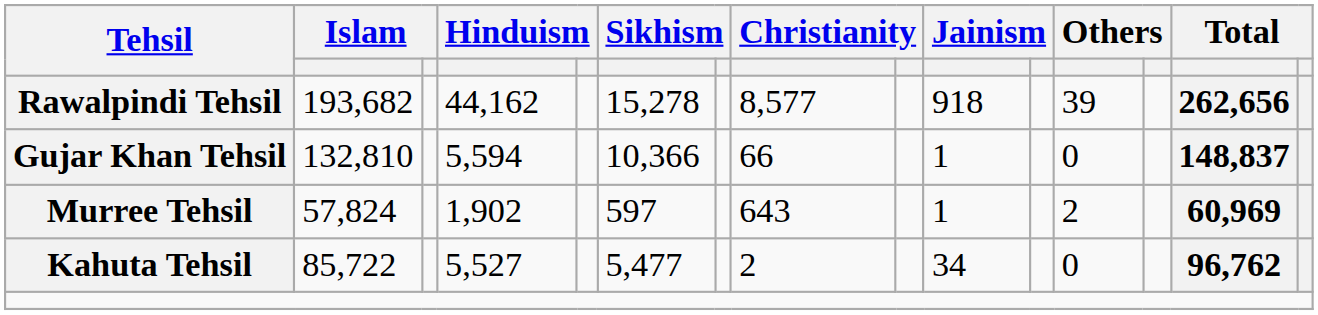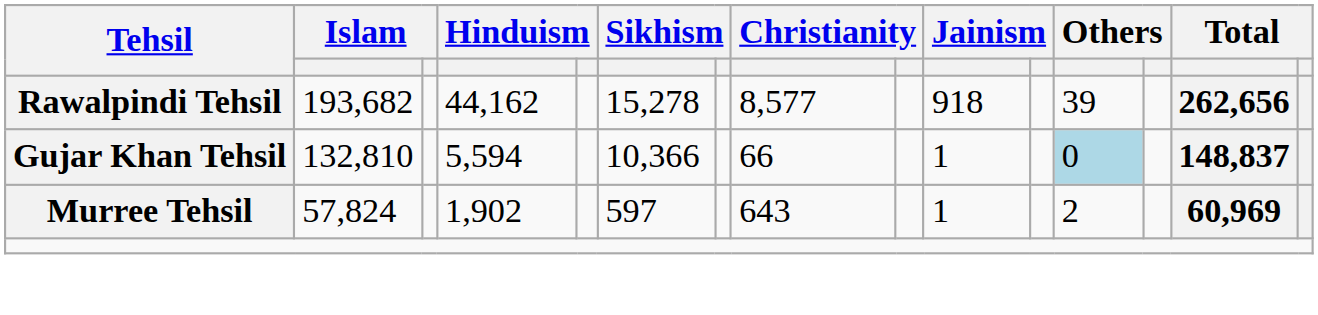(1070, 156) no background -> (1070, 156) lightblue background
- row: (150, 264)
